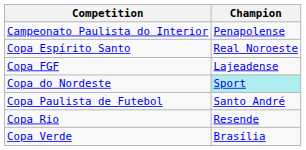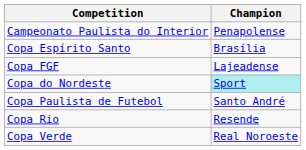(256, 48) Real Noroeste -> (239, 48) Brasília
(239, 136) Brasília -> (256, 136) Real Noroeste
